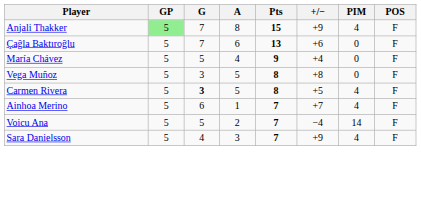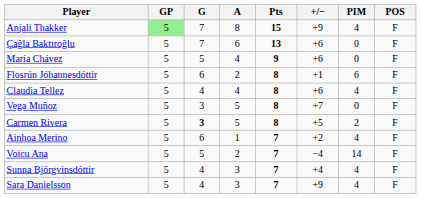(318, 59) +4 -> (318, 59) +6
+ row: (52, 75)
+ row: (35, 91)
(318, 75) +8 -> (318, 106) +7
(356, 91) 4 -> (356, 122) 2
(318, 106) +7 -> (318, 138) +2
+ row: (50, 169)
